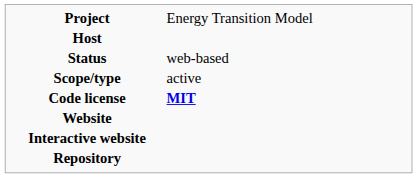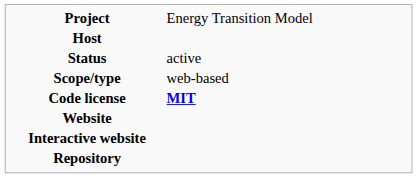(198, 58) web-based -> (184, 58) active
(184, 78) active -> (198, 78) web-based
